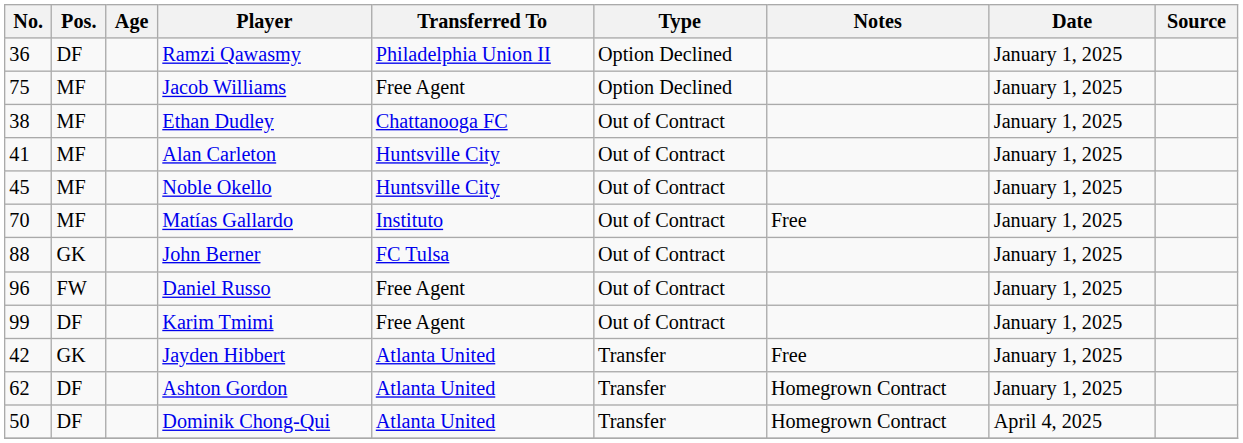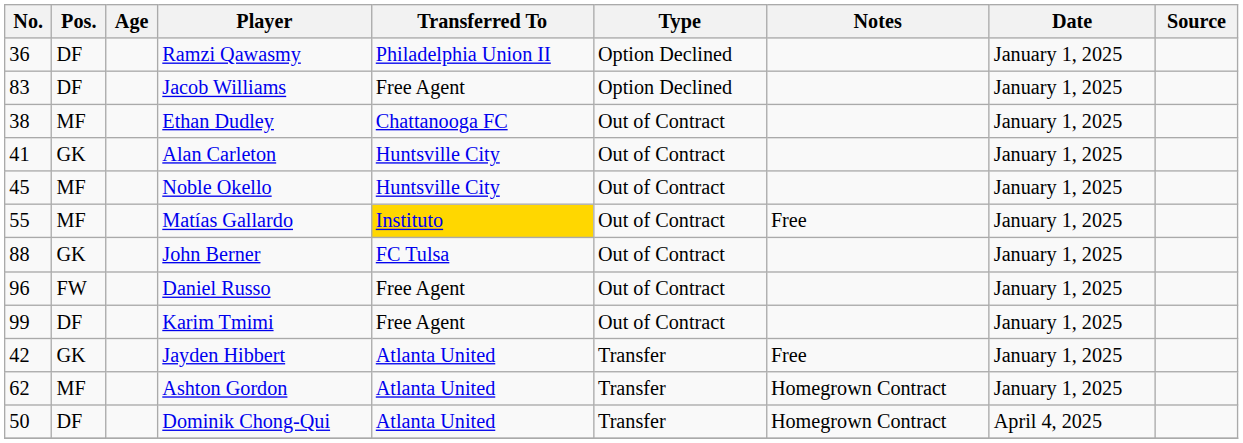(19, 88) 75 -> (19, 88) 83
(71, 88) MF -> (69, 88) DF
(71, 154) MF -> (71, 154) GK
(19, 221) 70 -> (19, 221) 55
(409, 221) no background -> (409, 221) gold background
(69, 388) DF -> (71, 388) MF
